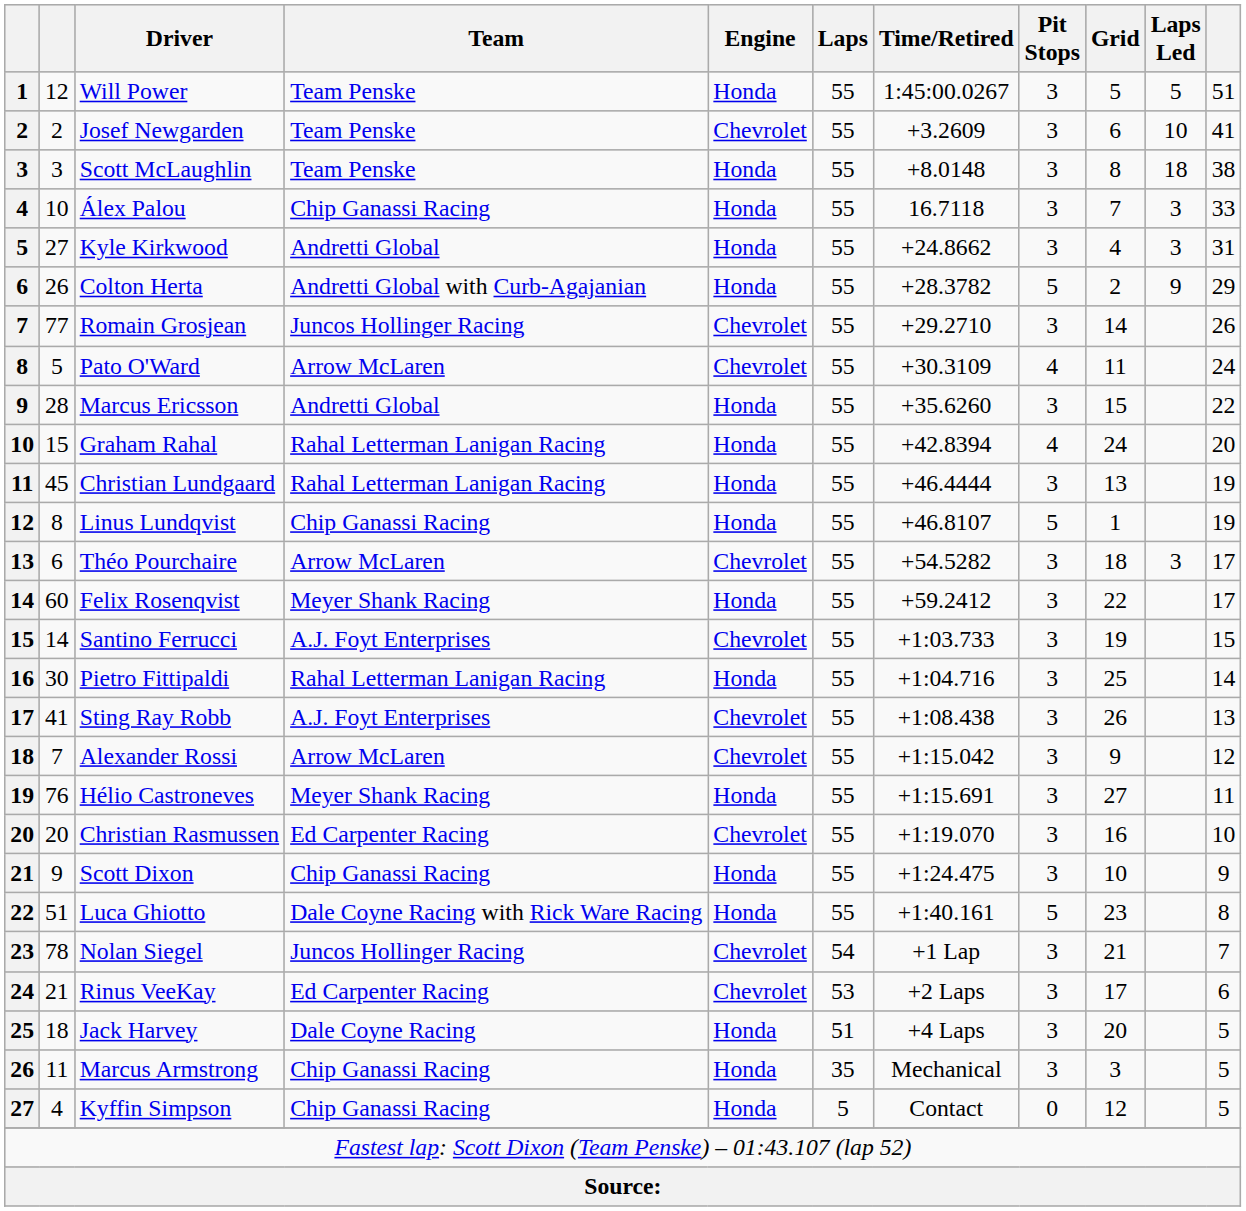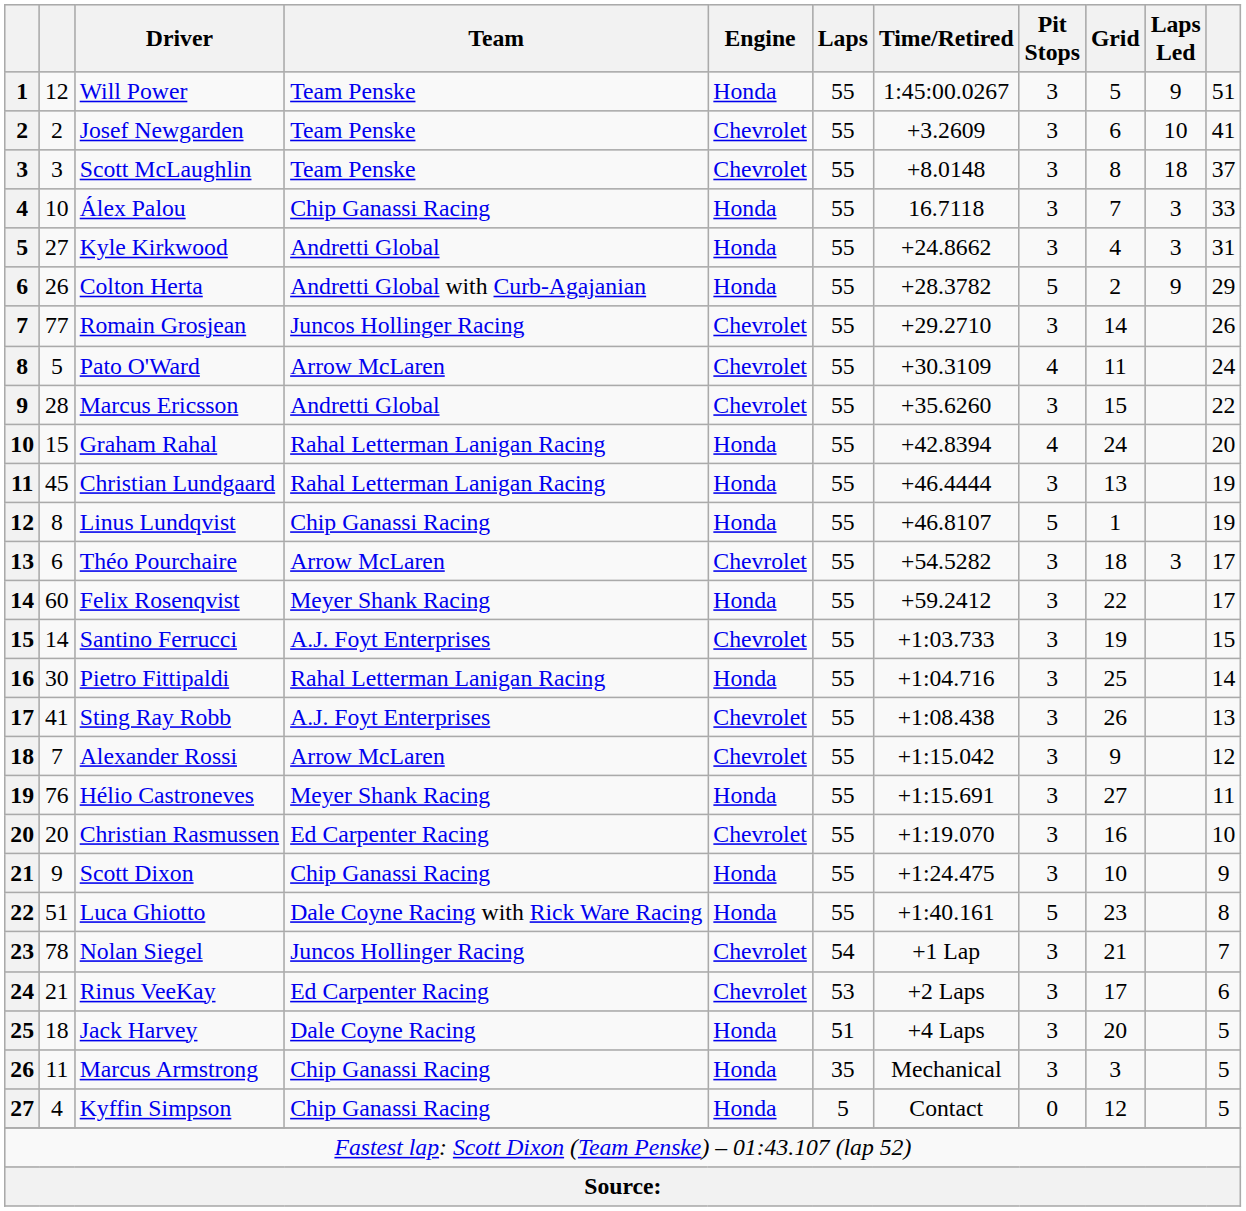(1176, 91) 5 -> (1176, 91) 9
(745, 169) Honda -> (760, 169) Chevrolet
(1224, 169) 38 -> (1224, 169) 37
(745, 404) Honda -> (760, 404) Chevrolet
